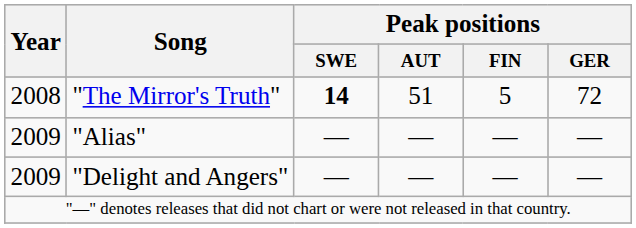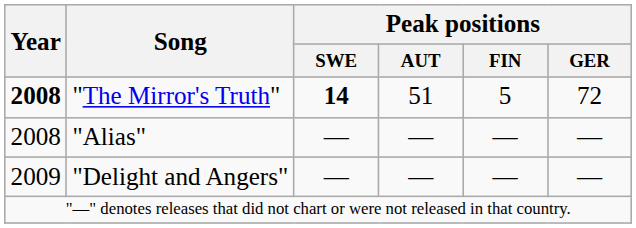(36, 96) normal -> (36, 96) bold
(36, 136) 2009 -> (36, 136) 2008
